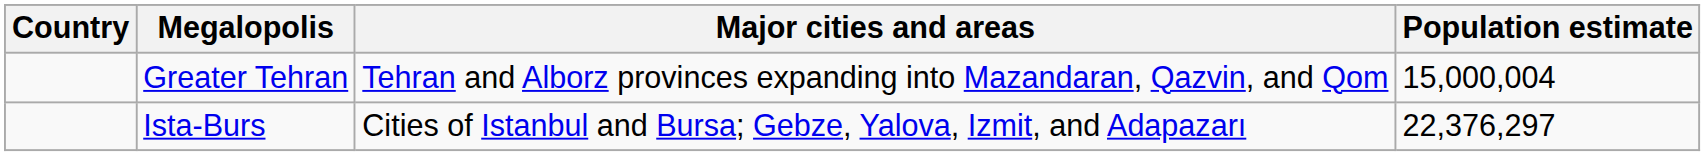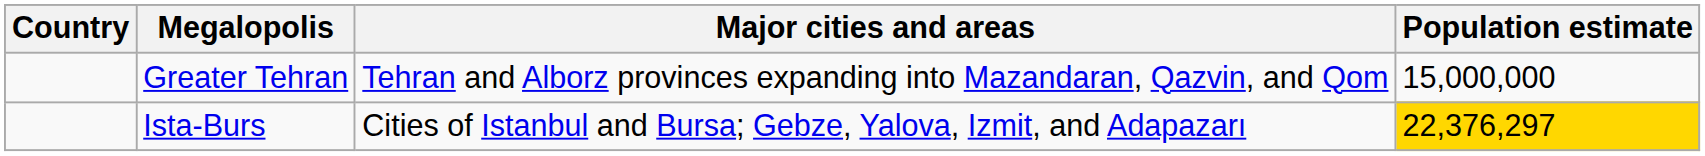(1479, 77) 15,000,004 -> (1479, 77) 15,000,000
(1479, 125) no background -> (1479, 125) gold background
